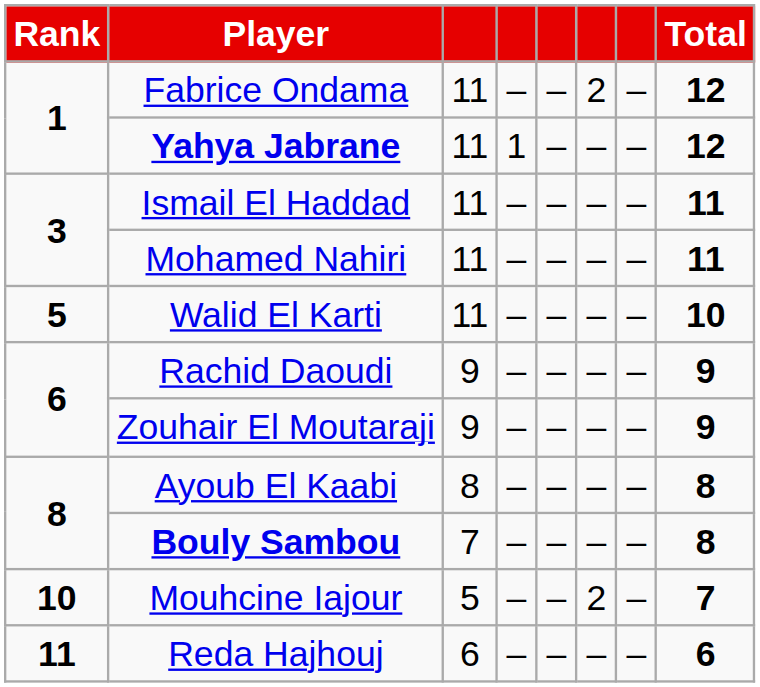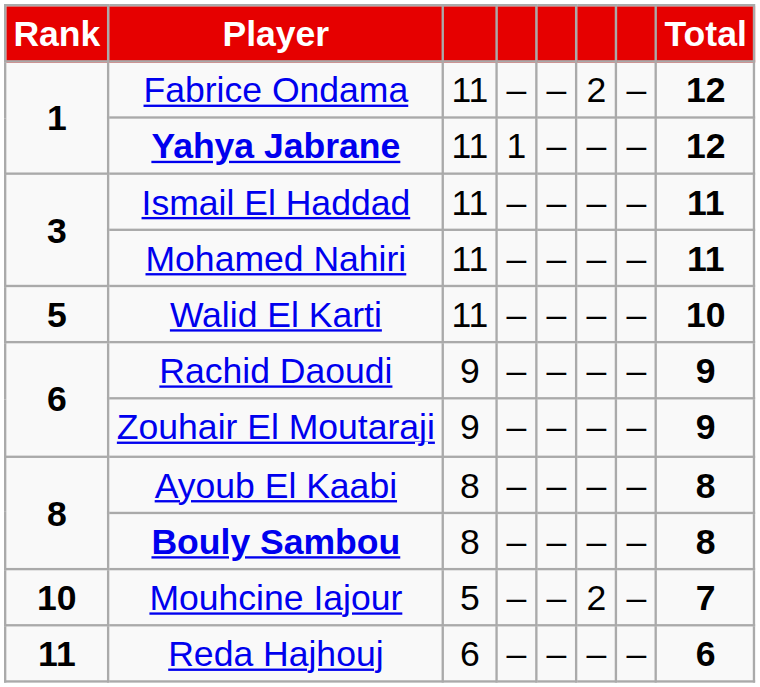(470, 540) 7 -> (470, 540) 8
